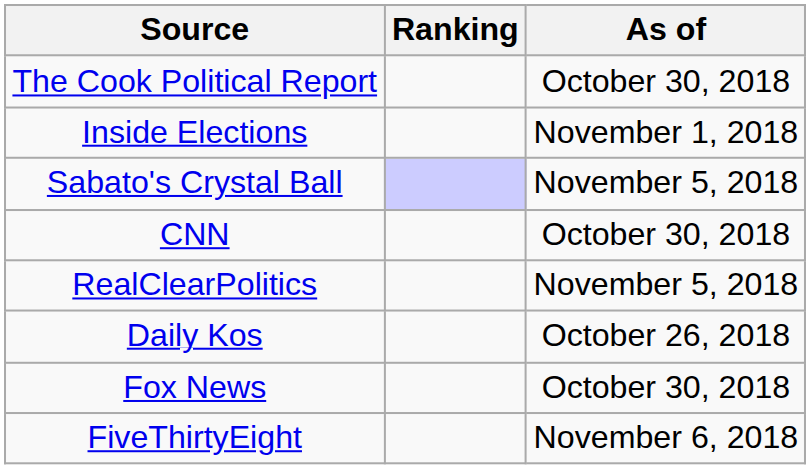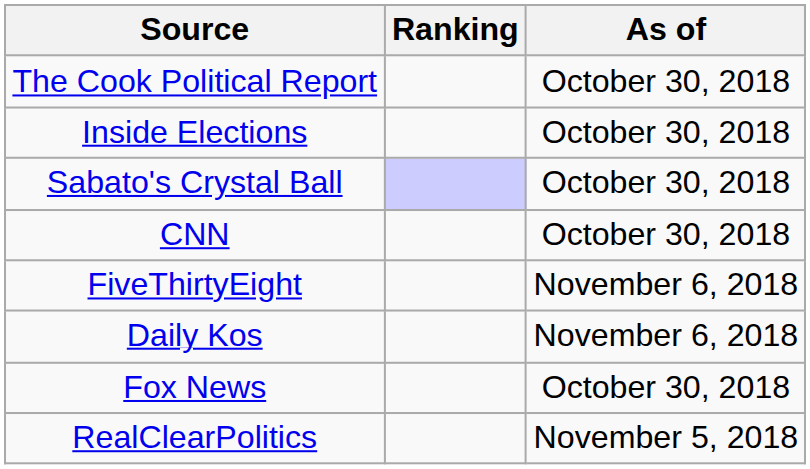(666, 132) November 1, 2018 -> (666, 132) October 30, 2018
(666, 183) November 5, 2018 -> (666, 183) October 30, 2018
rows swapped: (195, 285) <-> (195, 438)
(666, 336) October 26, 2018 -> (666, 336) November 6, 2018
